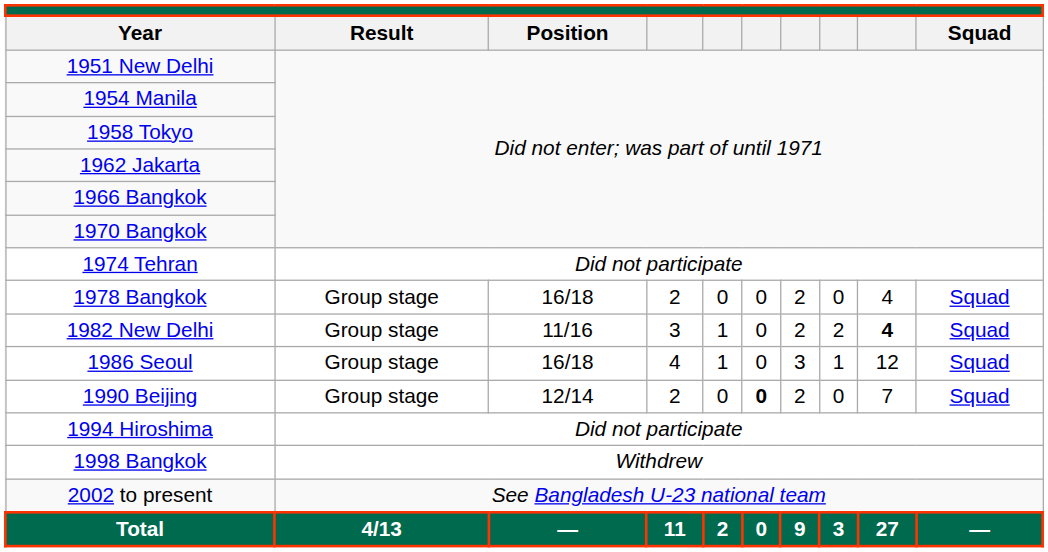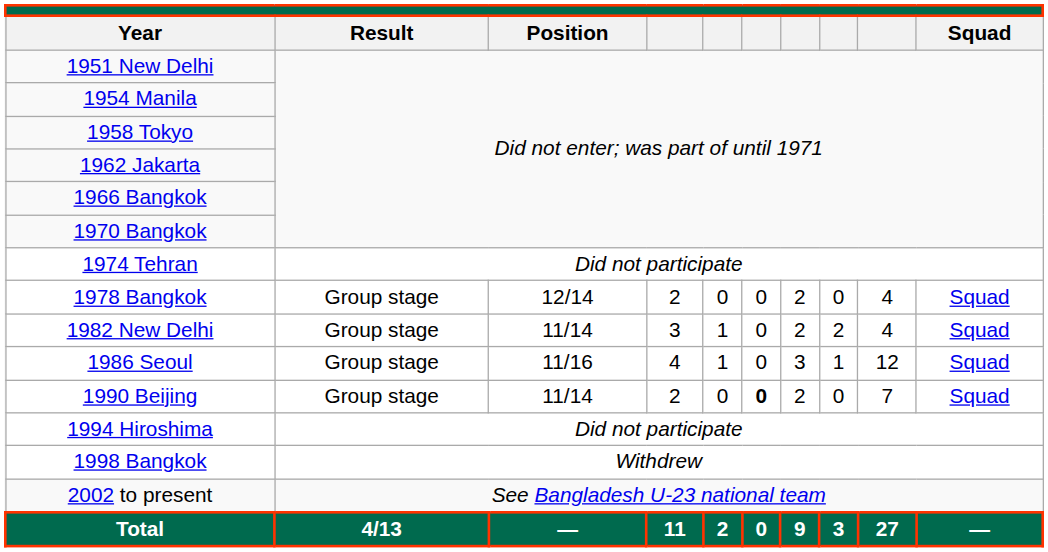(568, 297) 16/18 -> (568, 297) 12/14
(568, 330) 11/16 -> (568, 330) 11/14
(887, 330) bold -> (887, 330) normal
(568, 363) 16/18 -> (568, 363) 11/16
(568, 396) 12/14 -> (568, 396) 11/14
